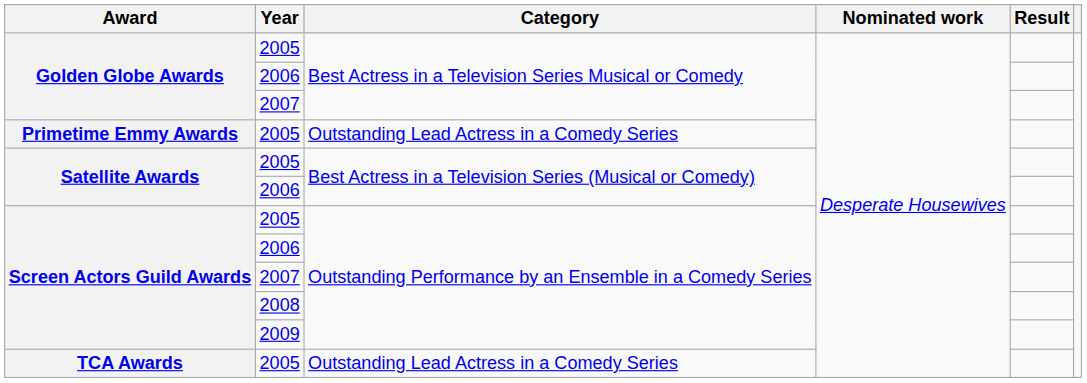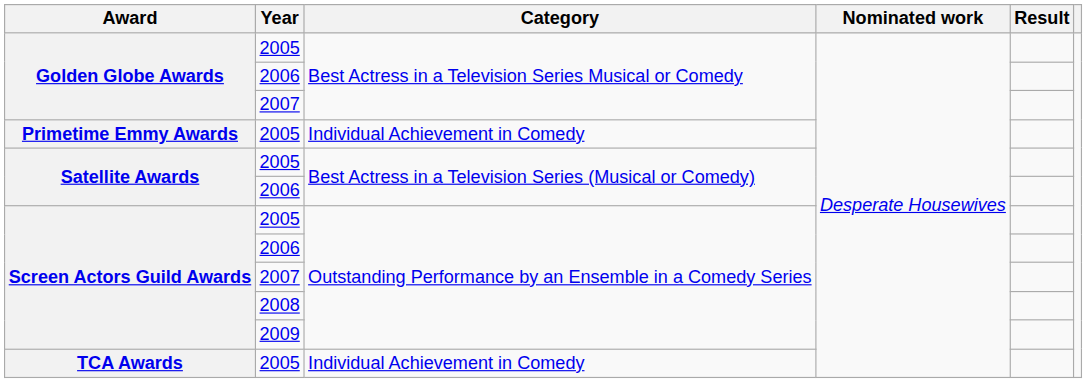(493, 133) Outstanding Lead Actress in a Comedy Series -> (446, 133) Individual Achievement in Comedy
(493, 362) Outstanding Lead Actress in a Comedy Series -> (446, 362) Individual Achievement in Comedy
